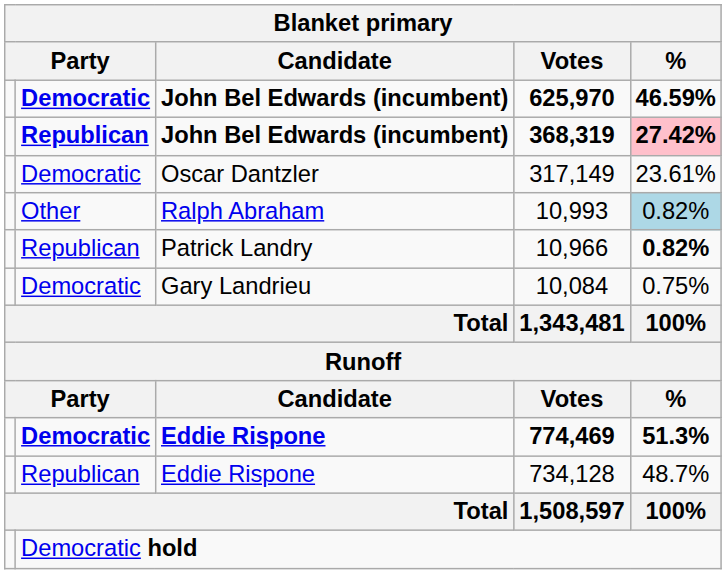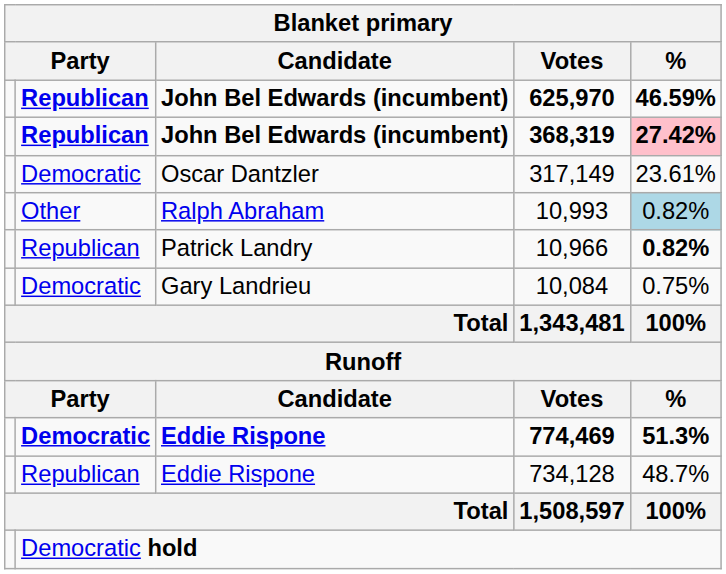(86, 98) Democratic -> (85, 98) Republican
